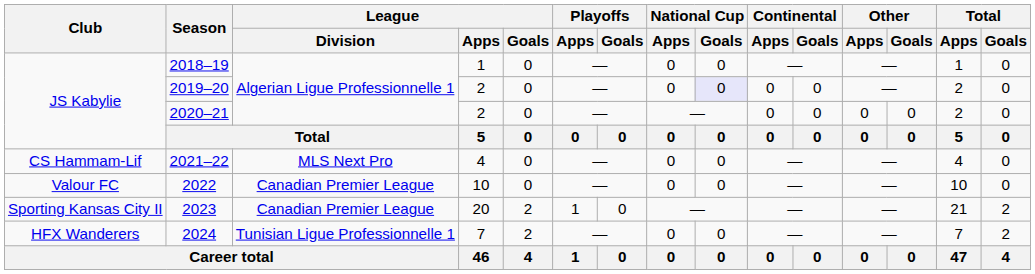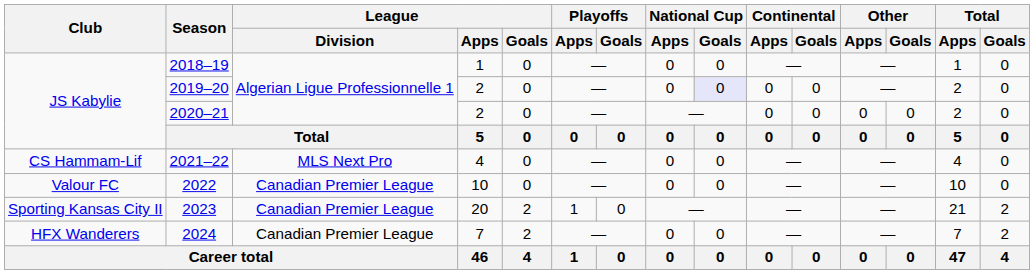(345, 233) Tunisian Ligue Professionnelle 1 -> (345, 233) Canadian Premier League
